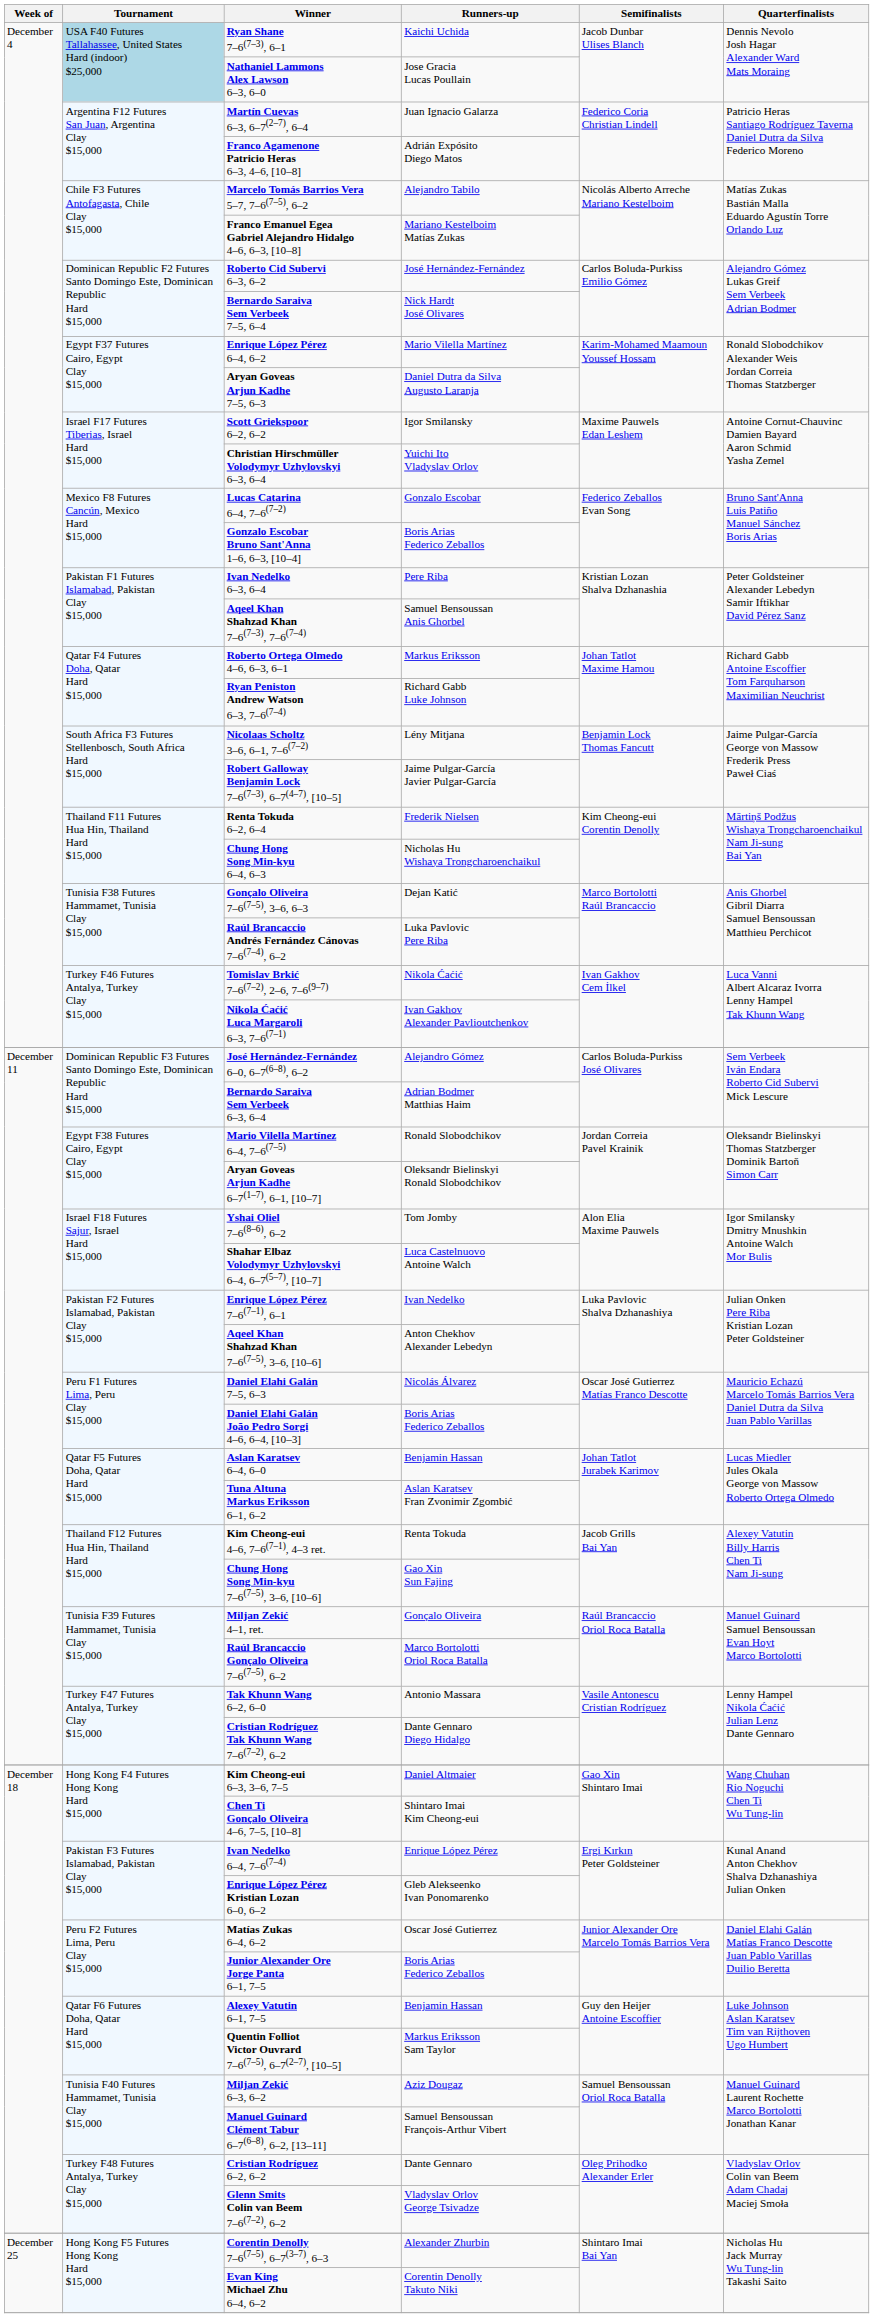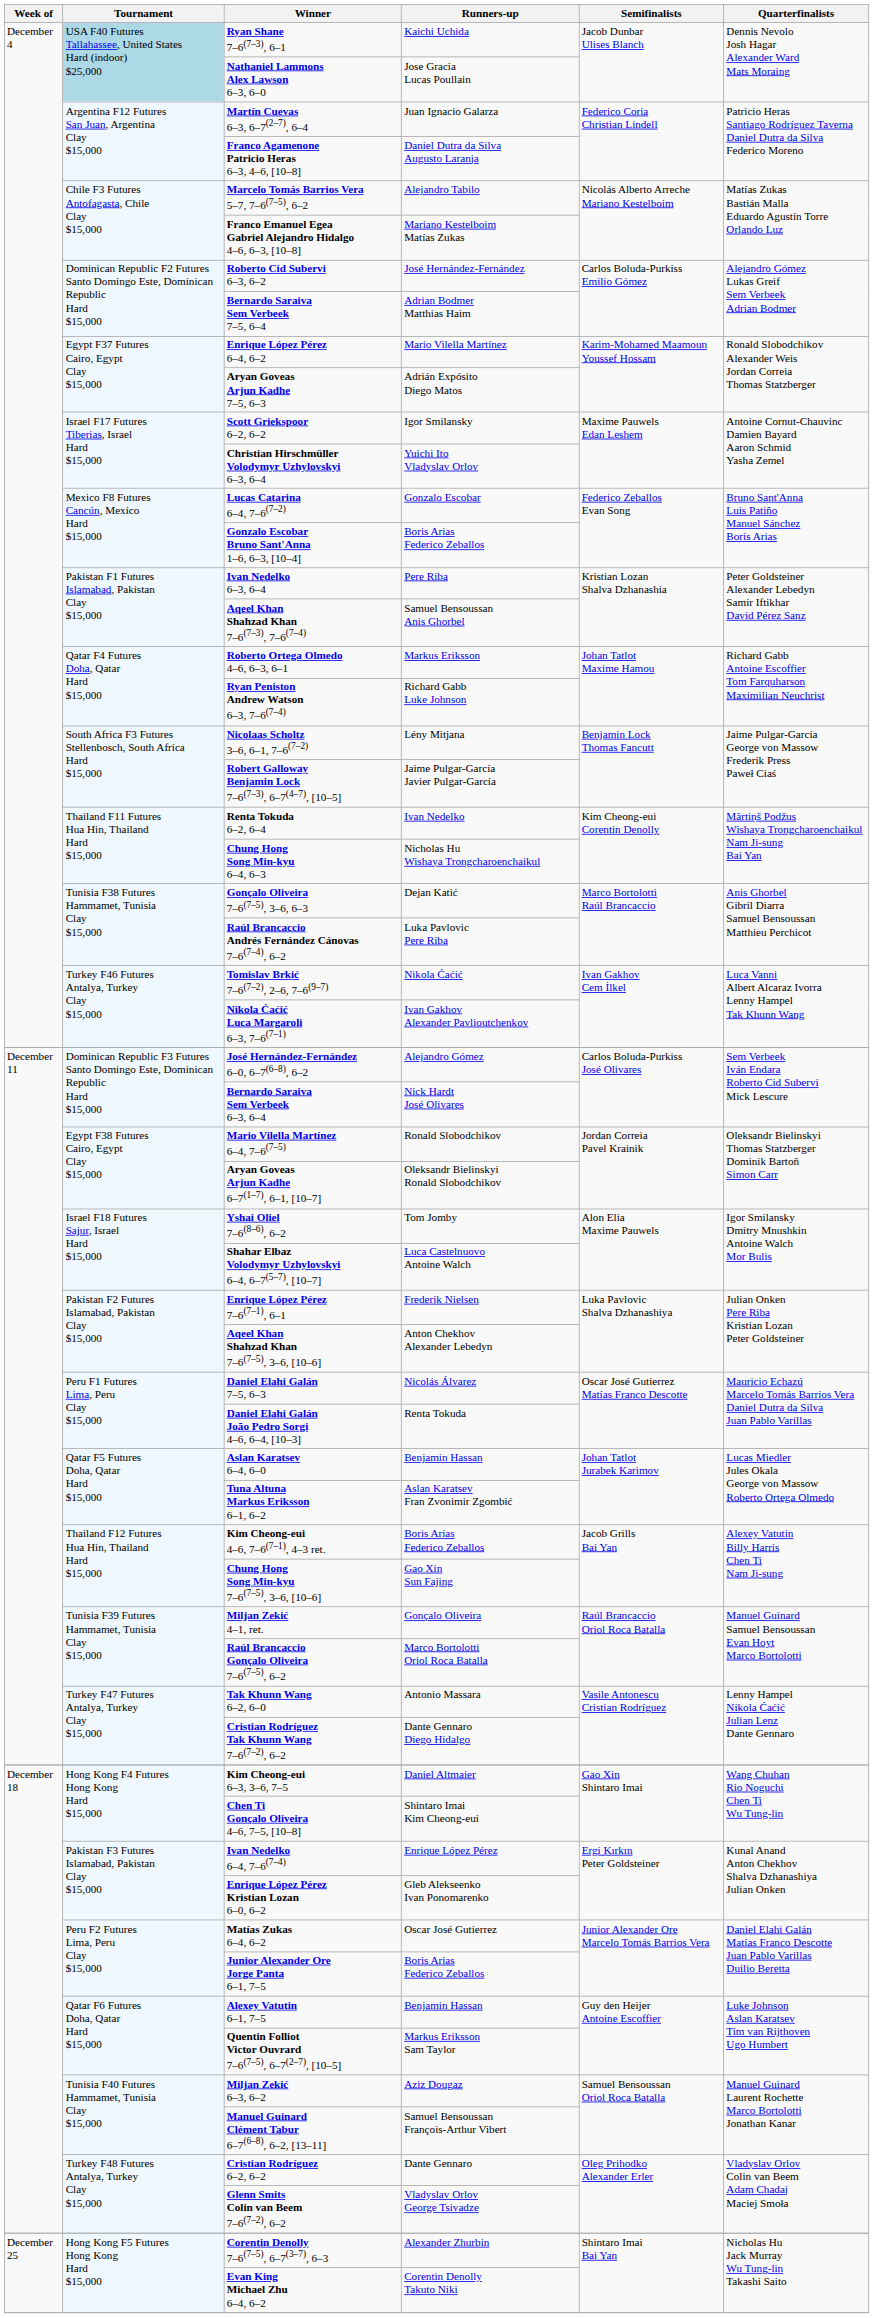(441, 151) Adrián Expósito Diego Matos -> (453, 151) Daniel Dutra da Silva Augusto Laranja
(434, 306) Nick Hardt José Olivares -> (439, 306) Adrian Bodmer Matthias Haim
(453, 383) Daniel Dutra da Silva Augusto Laranja -> (441, 383) Adrián Expósito Diego Matos
(441, 816) Frederik Nielsen -> (434, 816) Ivan Nedelko
(439, 1097) Adrian Bodmer Matthias Haim -> (434, 1097) Nick Hardt José Olivares
(434, 1299) Ivan Nedelko -> (441, 1299) Frederik Nielsen
(444, 1419) Boris Arias Federico Zeballos -> (435, 1412) Renta Tokuda
(435, 1533) Renta Tokuda -> (444, 1540) Boris Arias Federico Zeballos
